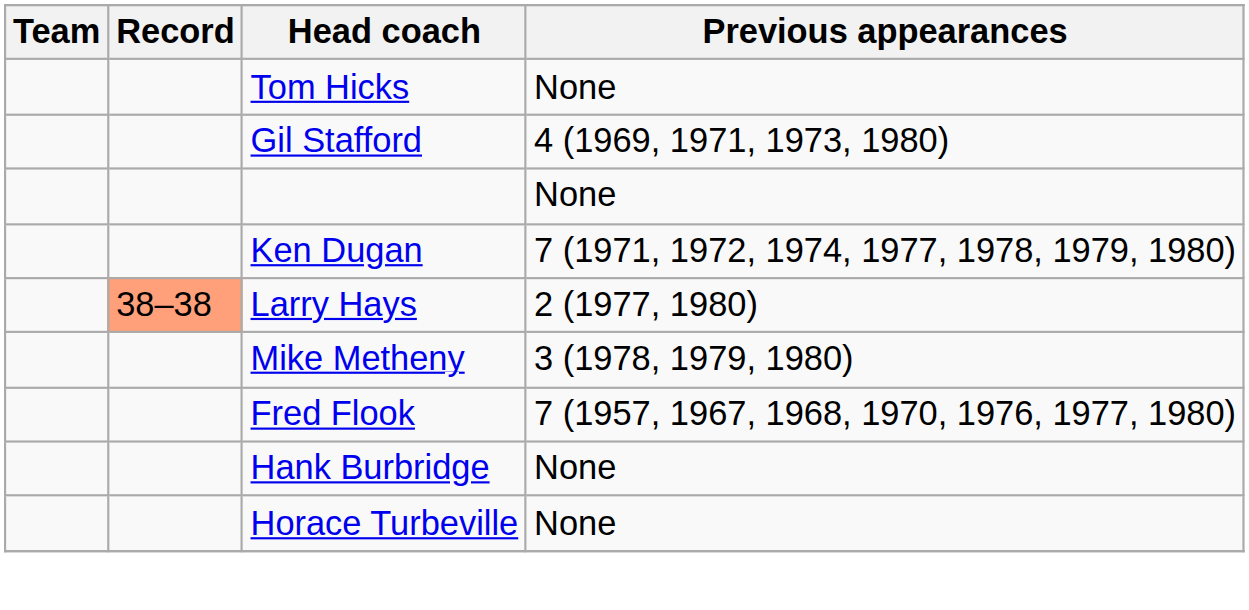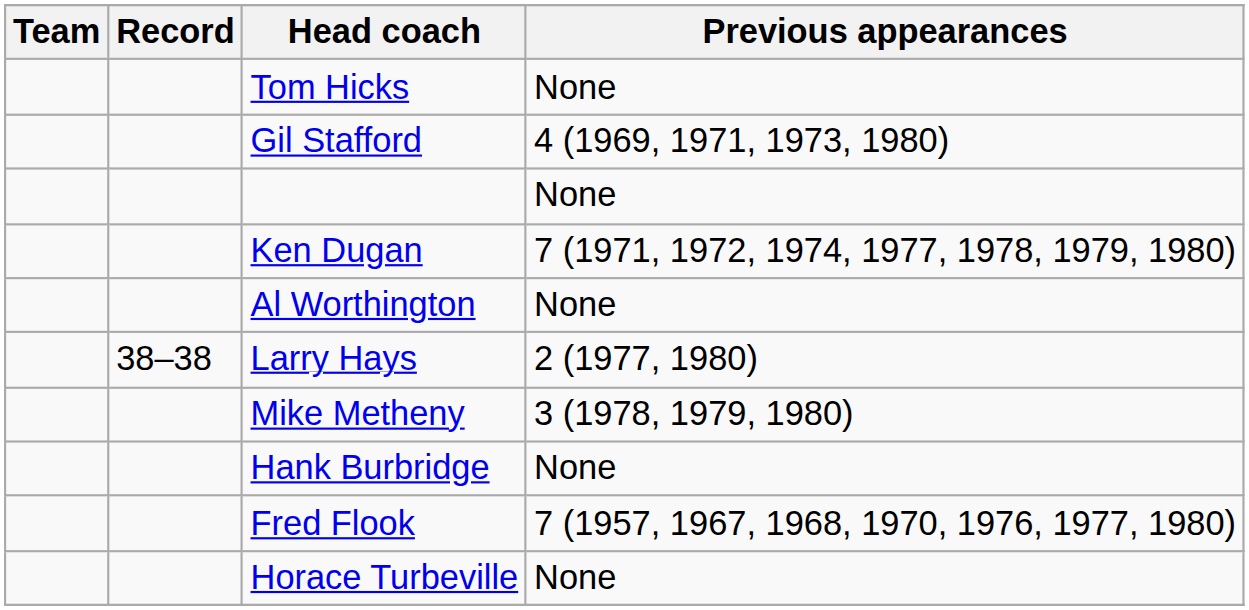+ row: (363, 304)
(164, 304) lightsalmon background -> (164, 359) no background
rows swapped: (370, 468) <-> (333, 413)
